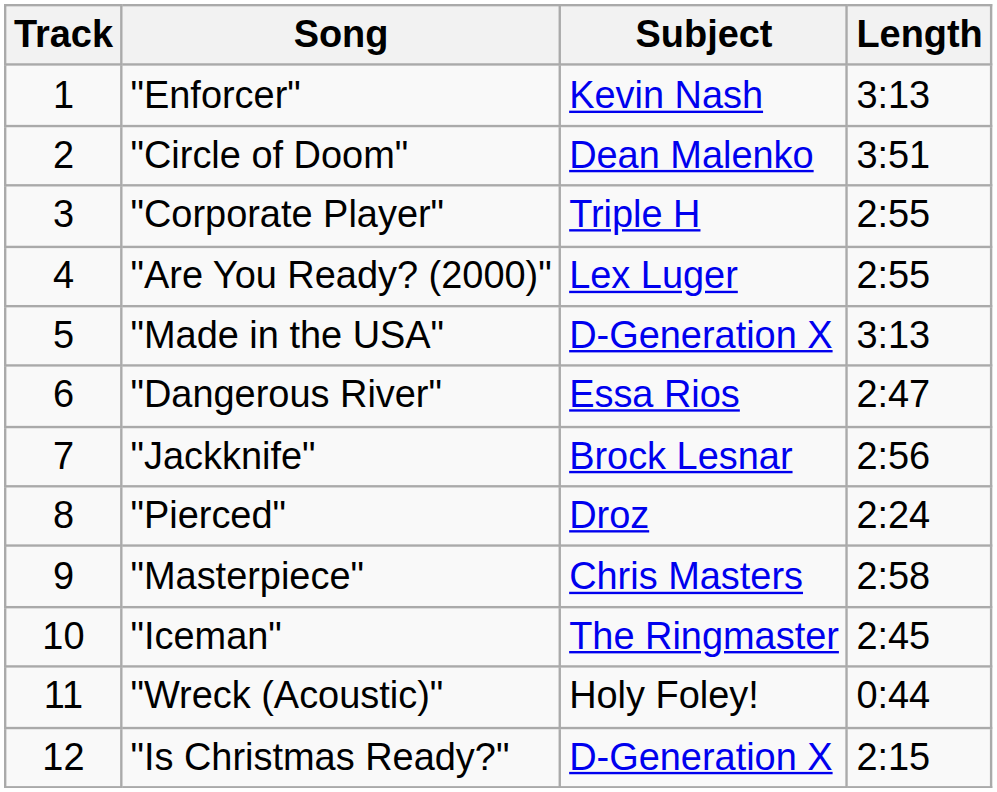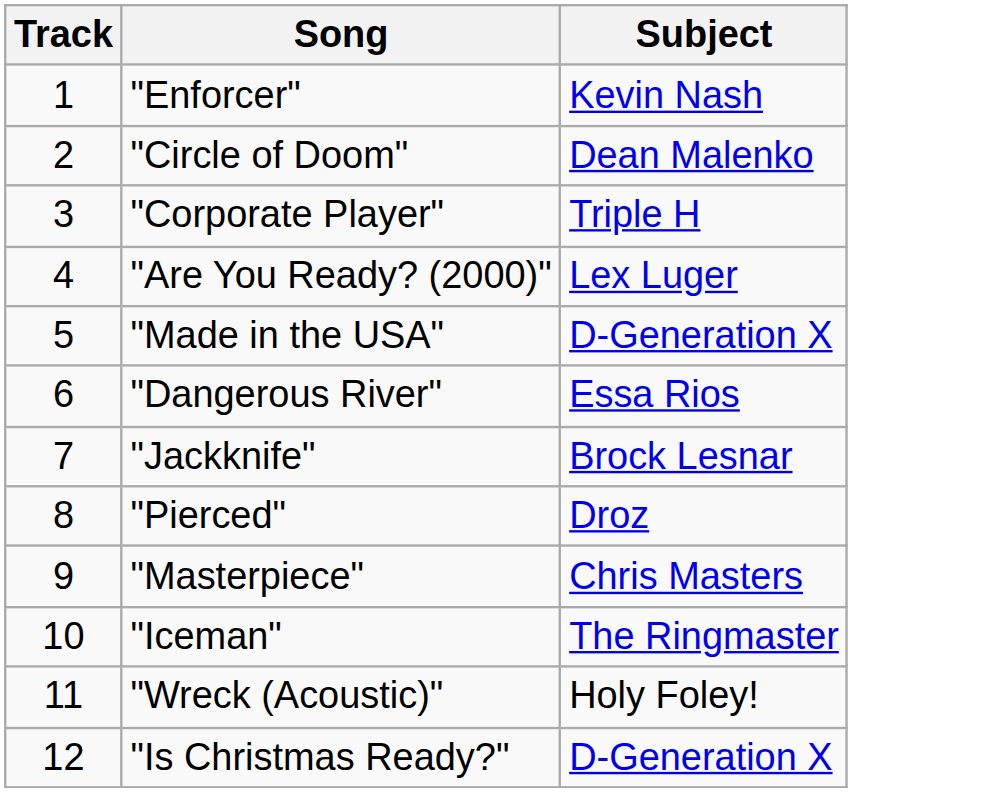- column: (920, 34)
